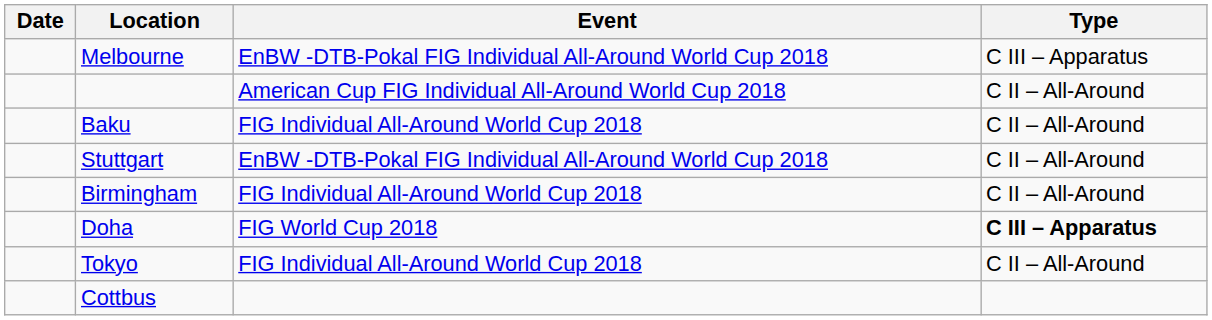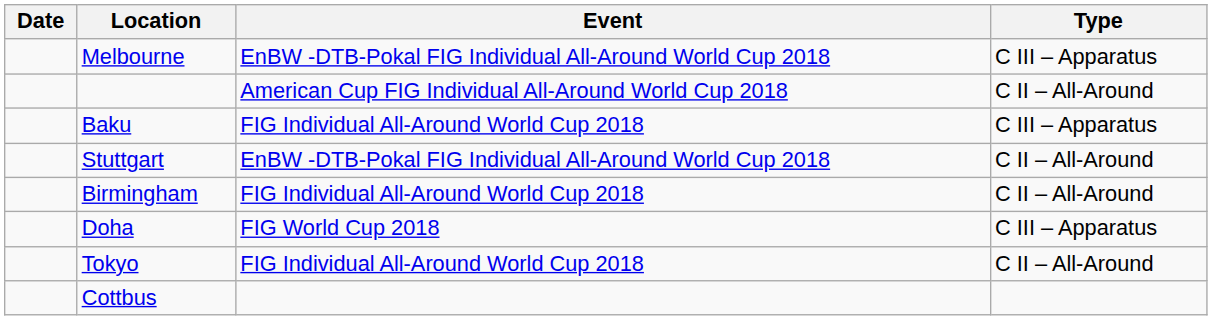(1065, 125) C II – All-Around -> (1076, 125) C III – Apparatus
(1072, 228) bold -> (1076, 228) normal
